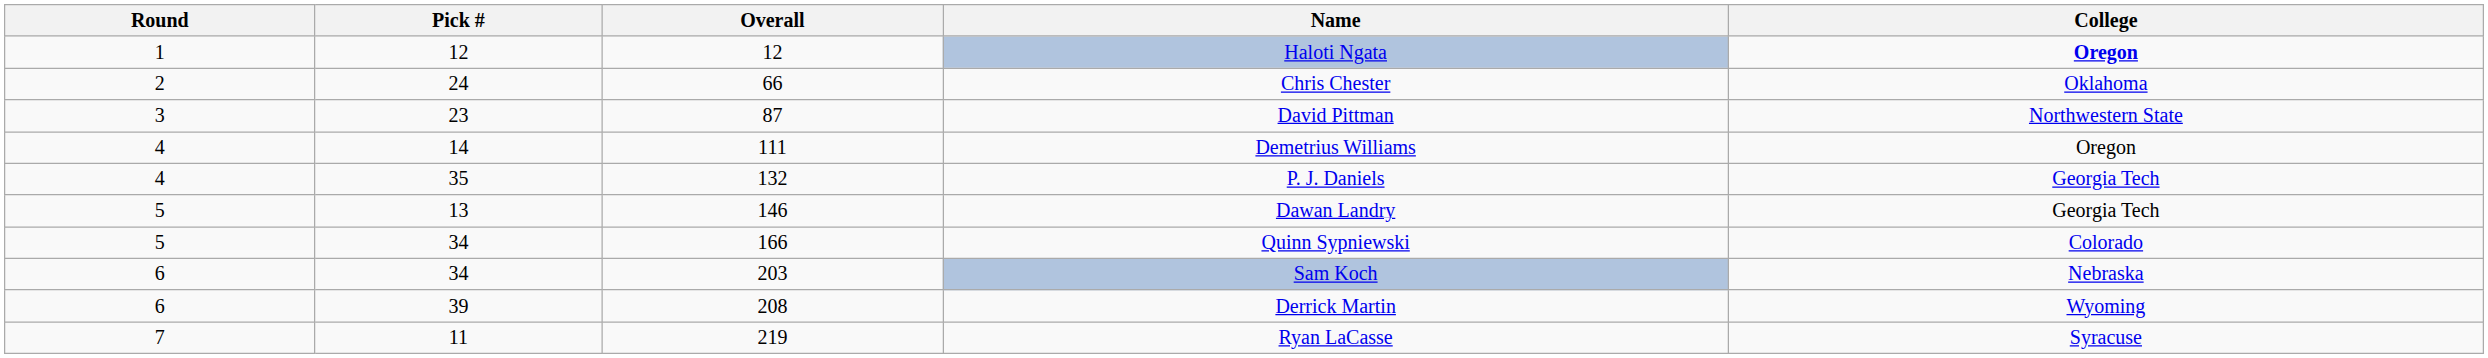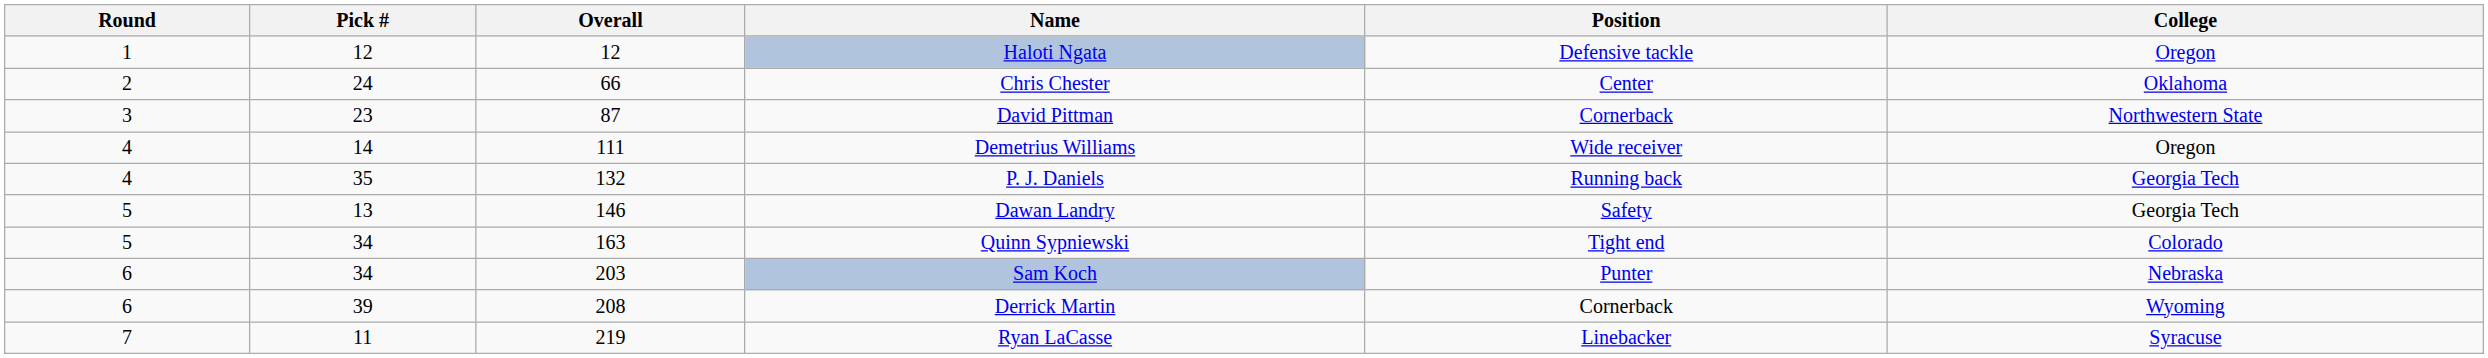+ column: (1626, 20)
(2106, 52) bold -> (2185, 52) normal
(772, 242) 166 -> (611, 242) 163
